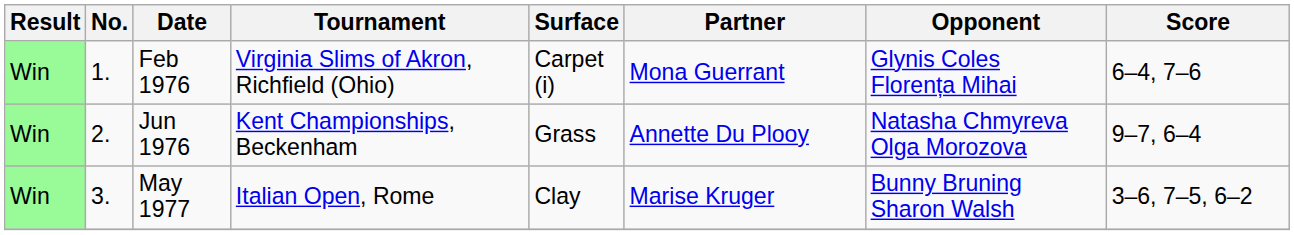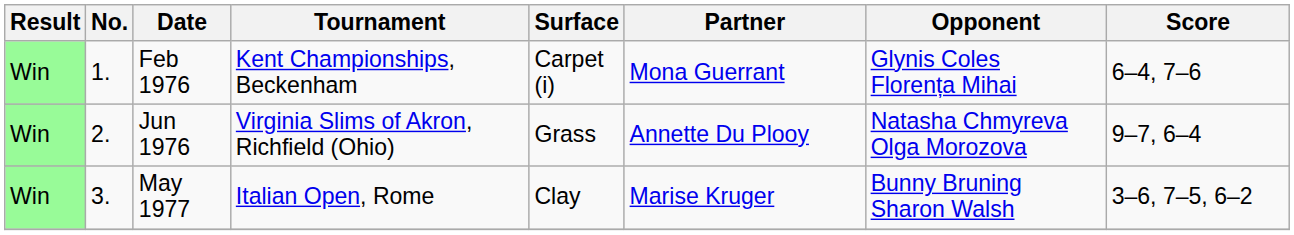(354, 72) Virginia Slims of Akron, Richfield (Ohio) -> (345, 72) Kent Championships, Beckenham
(345, 134) Kent Championships, Beckenham -> (354, 134) Virginia Slims of Akron, Richfield (Ohio)
